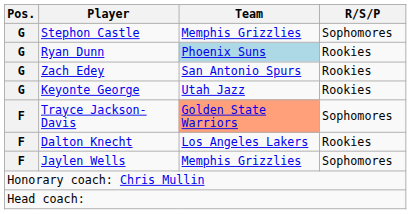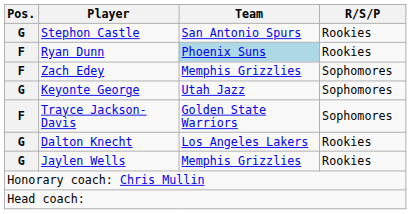(241, 33) Memphis Grizzlies -> (241, 33) San Antonio Spurs
(357, 33) Sophomores -> (347, 33) Rookies
(21, 52) G -> (21, 52) F
(21, 71) G -> (21, 71) F
(241, 71) San Antonio Spurs -> (241, 71) Memphis Grizzlies
(347, 71) Rookies -> (357, 71) Sophomores
(347, 90) Rookies -> (357, 90) Sophomores
(224, 116) lightsalmon background -> (224, 116) no background
(21, 142) F -> (21, 142) G
(21, 161) F -> (21, 161) G
(357, 161) Sophomores -> (347, 161) Rookies
